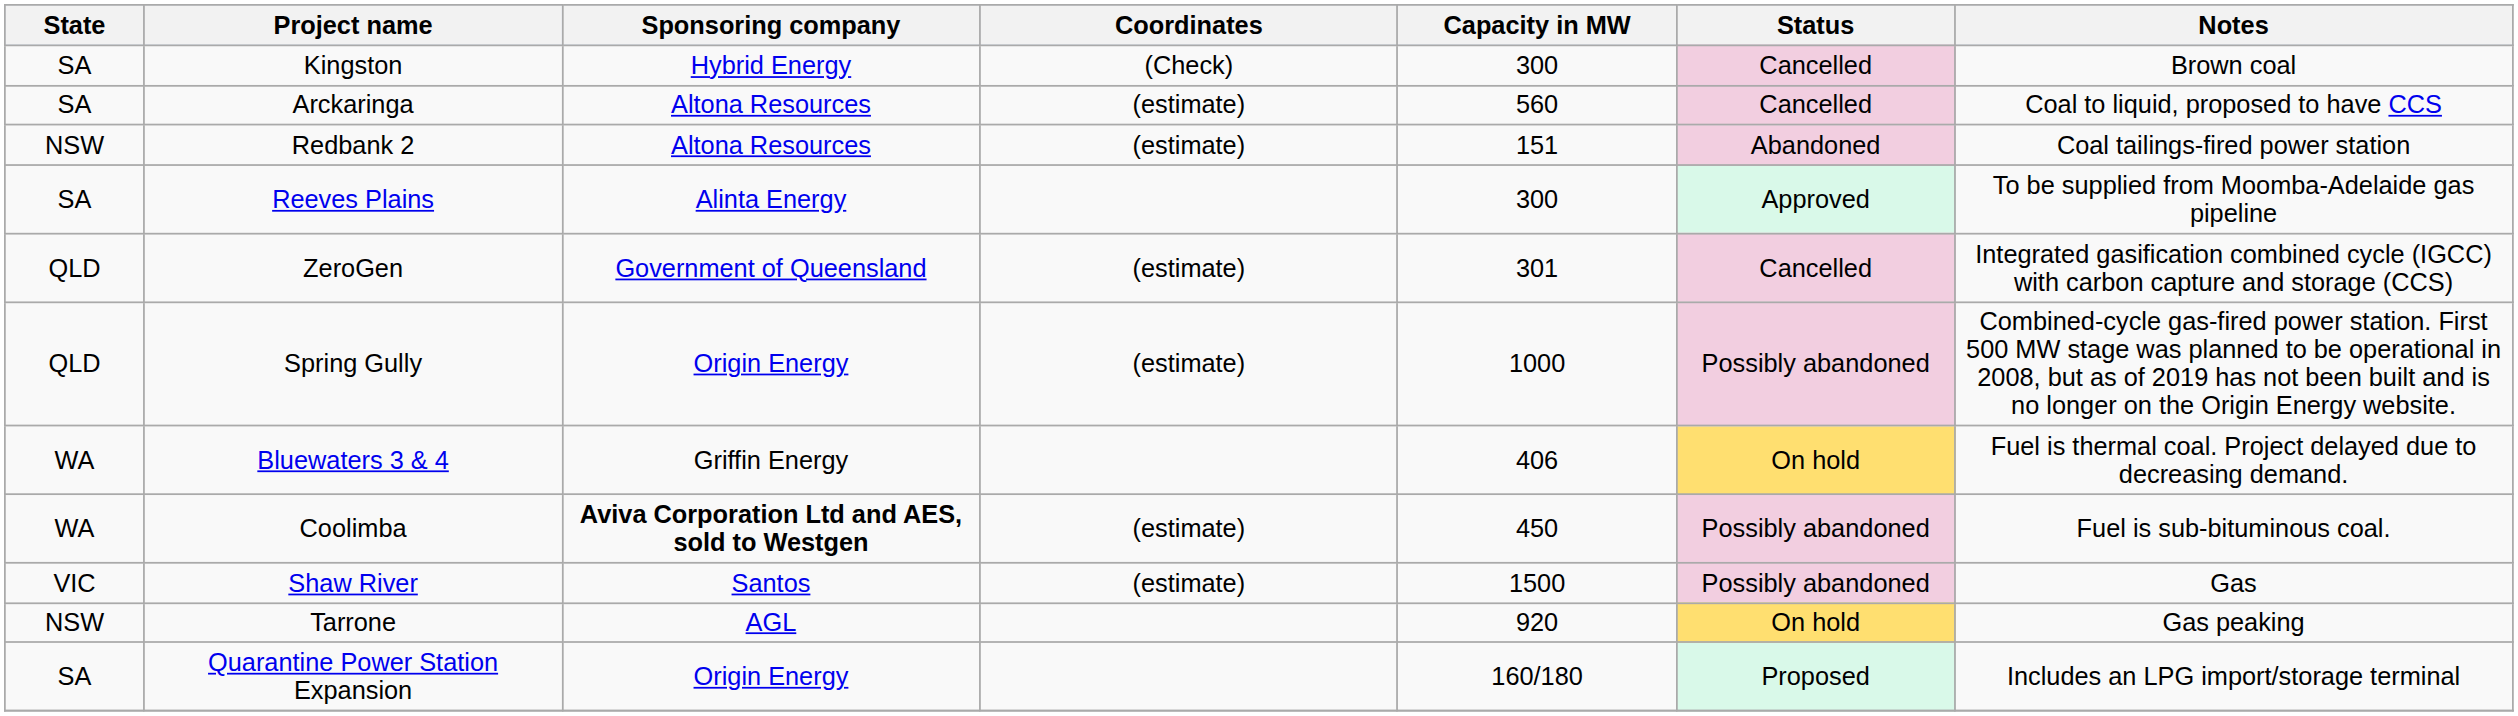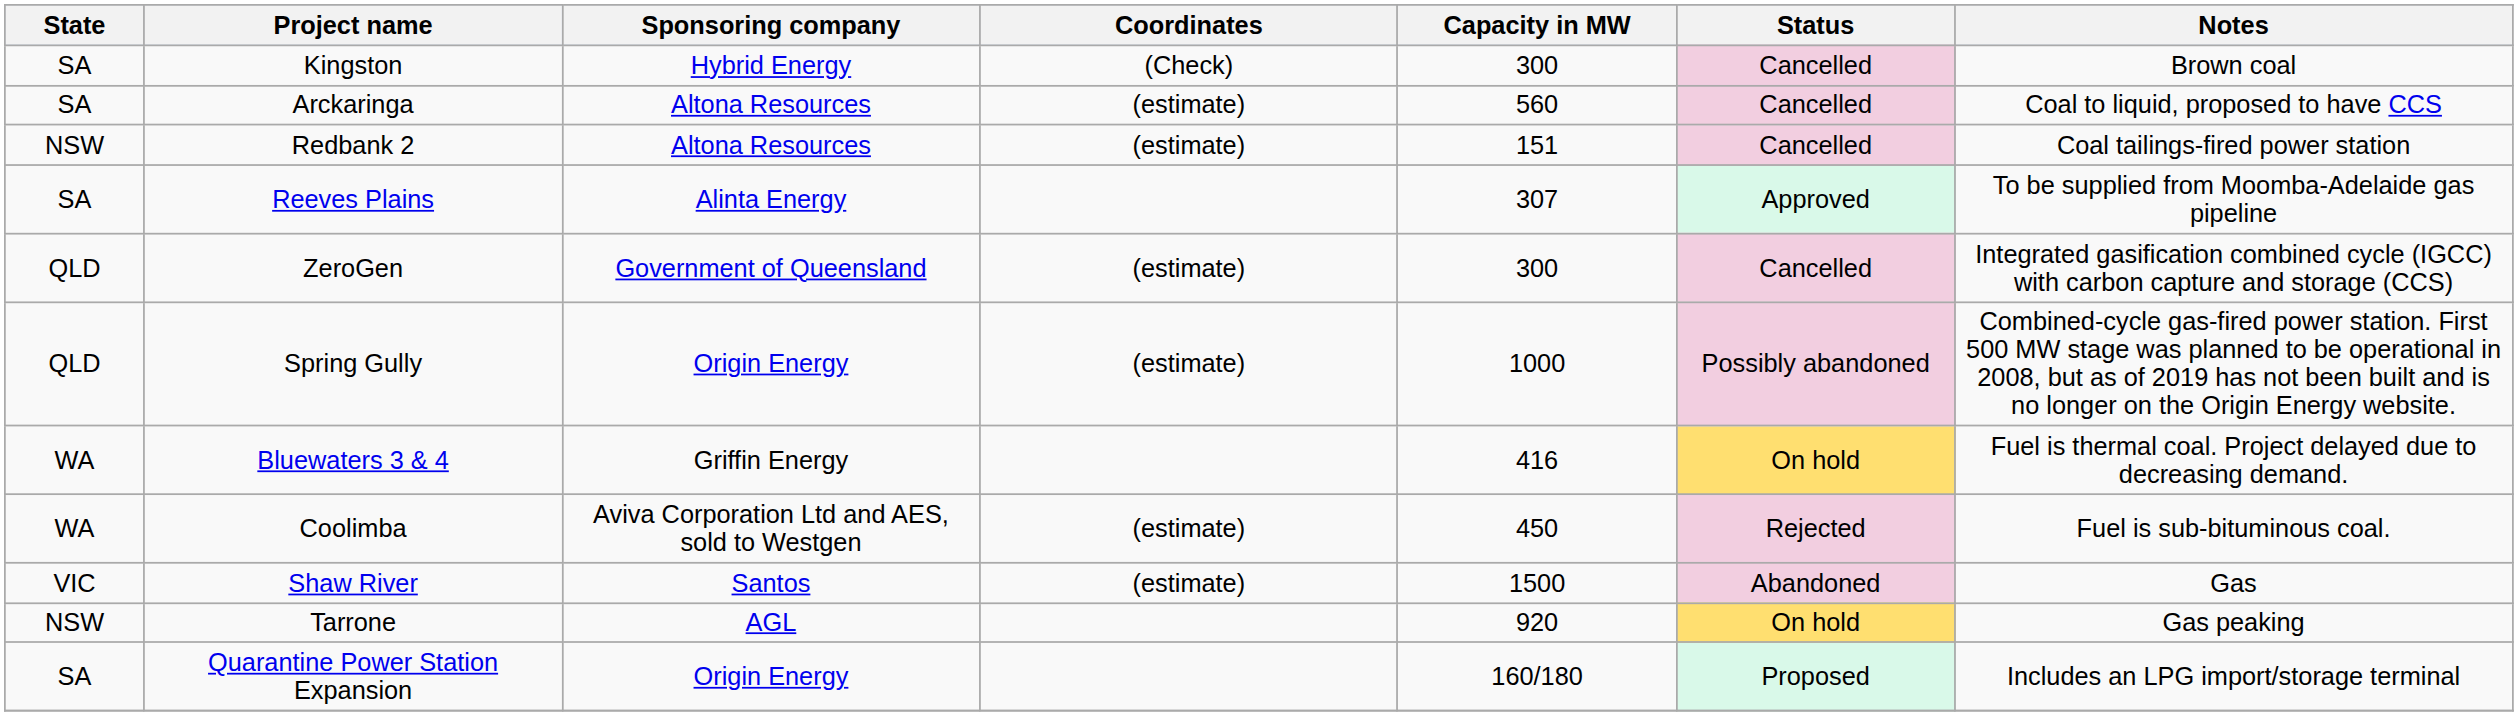(1816, 145) Abandoned -> (1816, 145) Cancelled
(1537, 200) 300 -> (1537, 200) 307
(1537, 268) 301 -> (1537, 268) 300
(1537, 460) 406 -> (1537, 460) 416
(771, 529) bold -> (771, 529) normal
(1816, 529) Possibly abandoned -> (1816, 529) Rejected
(1816, 583) Possibly abandoned -> (1816, 583) Abandoned
